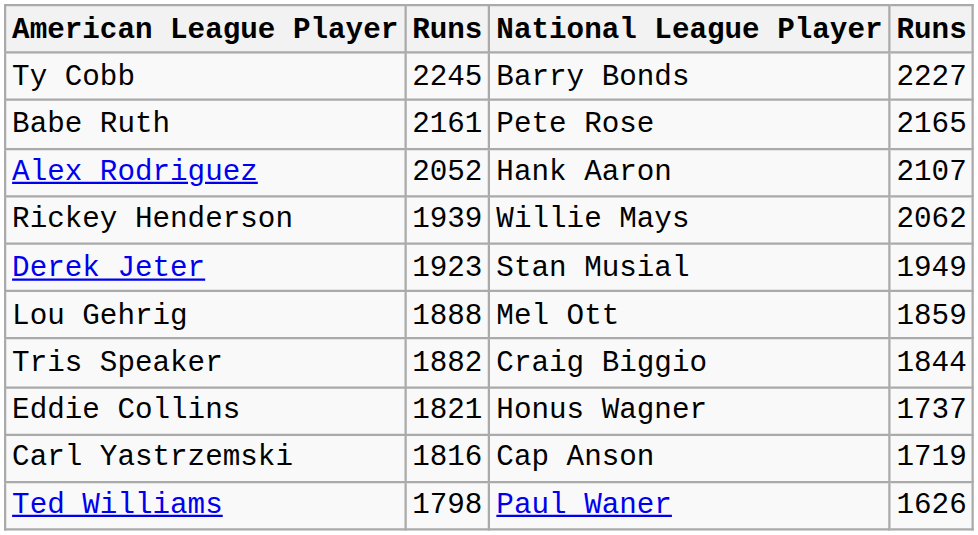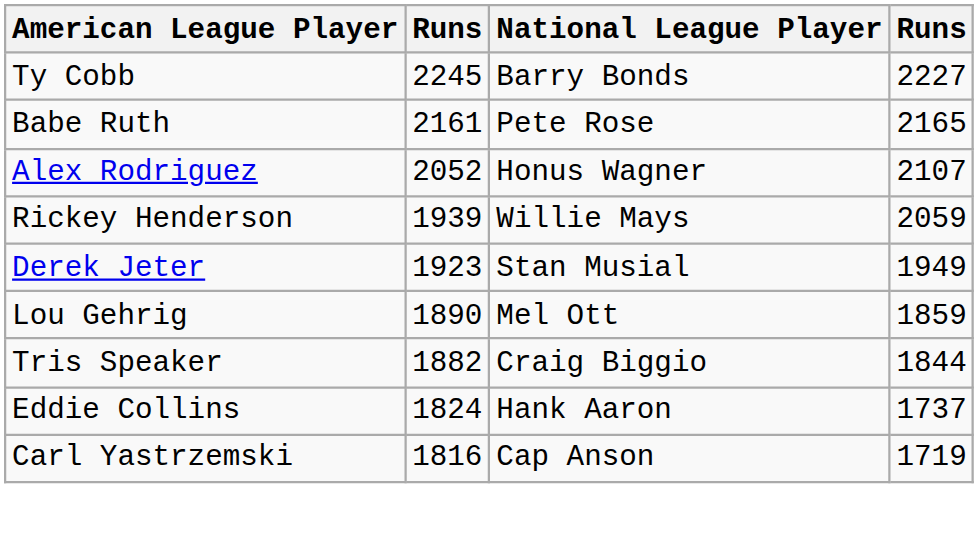(584, 172) Hank Aaron -> (602, 172) Honus Wagner
(932, 220) 2062 -> (932, 220) 2059
(447, 315) 1888 -> (447, 315) 1890
(447, 410) 1821 -> (447, 410) 1824
(602, 410) Honus Wagner -> (584, 410) Hank Aaron
- row: (117, 506)
